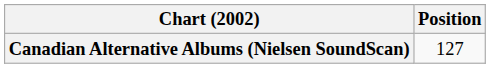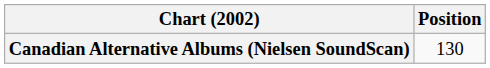(450, 48) 127 -> (450, 48) 130
